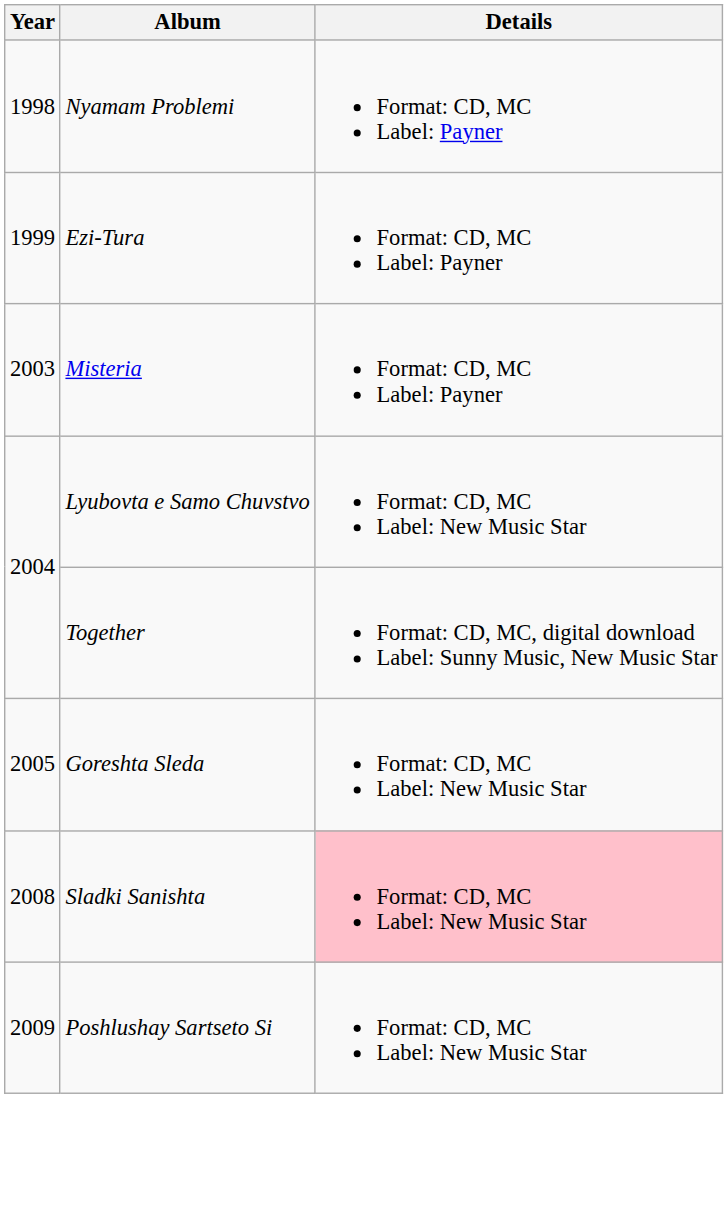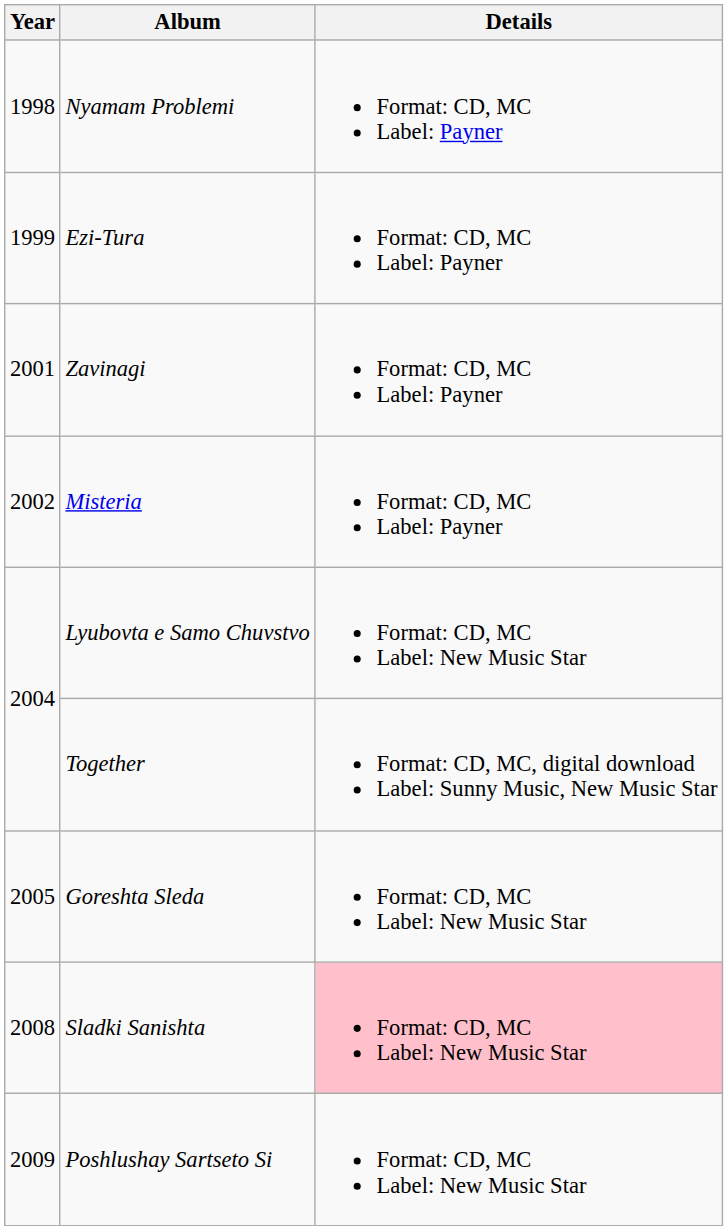+ row: (106, 369)
(32, 369) 2003 -> (32, 501) 2002
